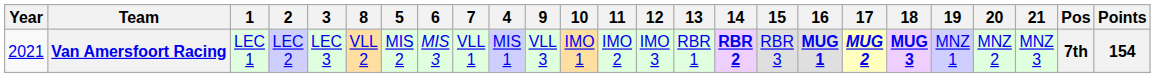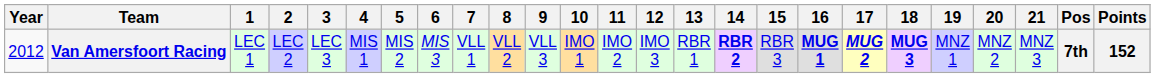columns swapped: (507, 17) <-> (364, 17)
(26, 51) 2021 -> (26, 51) 2012
(1122, 51) 154 -> (1122, 51) 152
